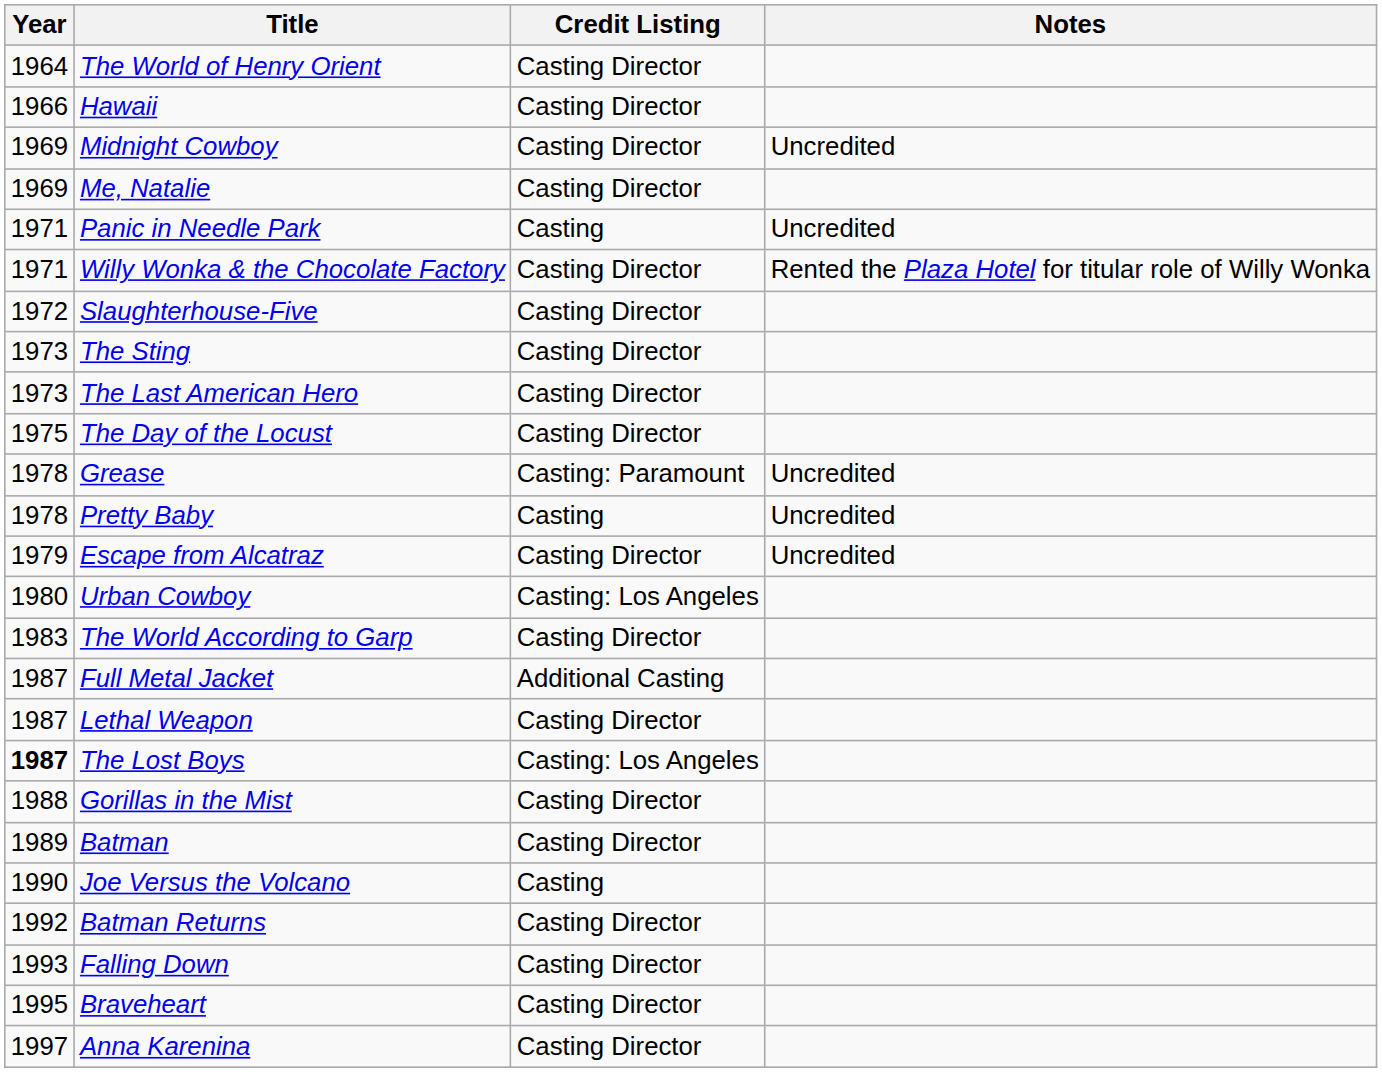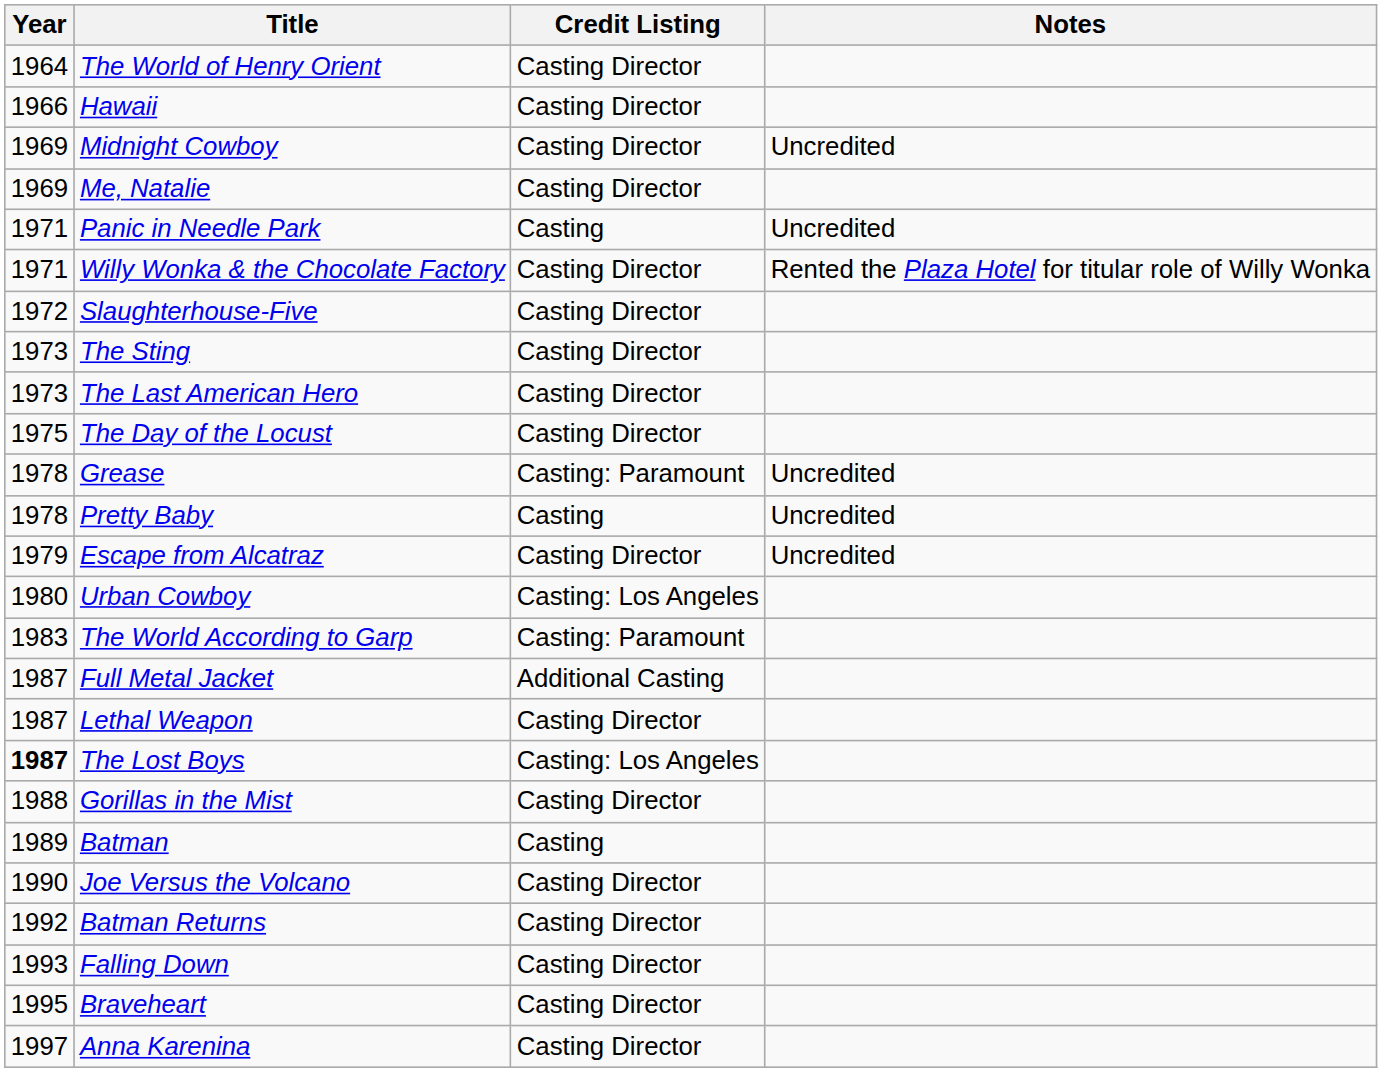(609, 637) Casting Director -> (631, 637) Casting: Paramount
(609, 842) Casting Director -> (560, 842) Casting
(560, 882) Casting -> (609, 882) Casting Director
